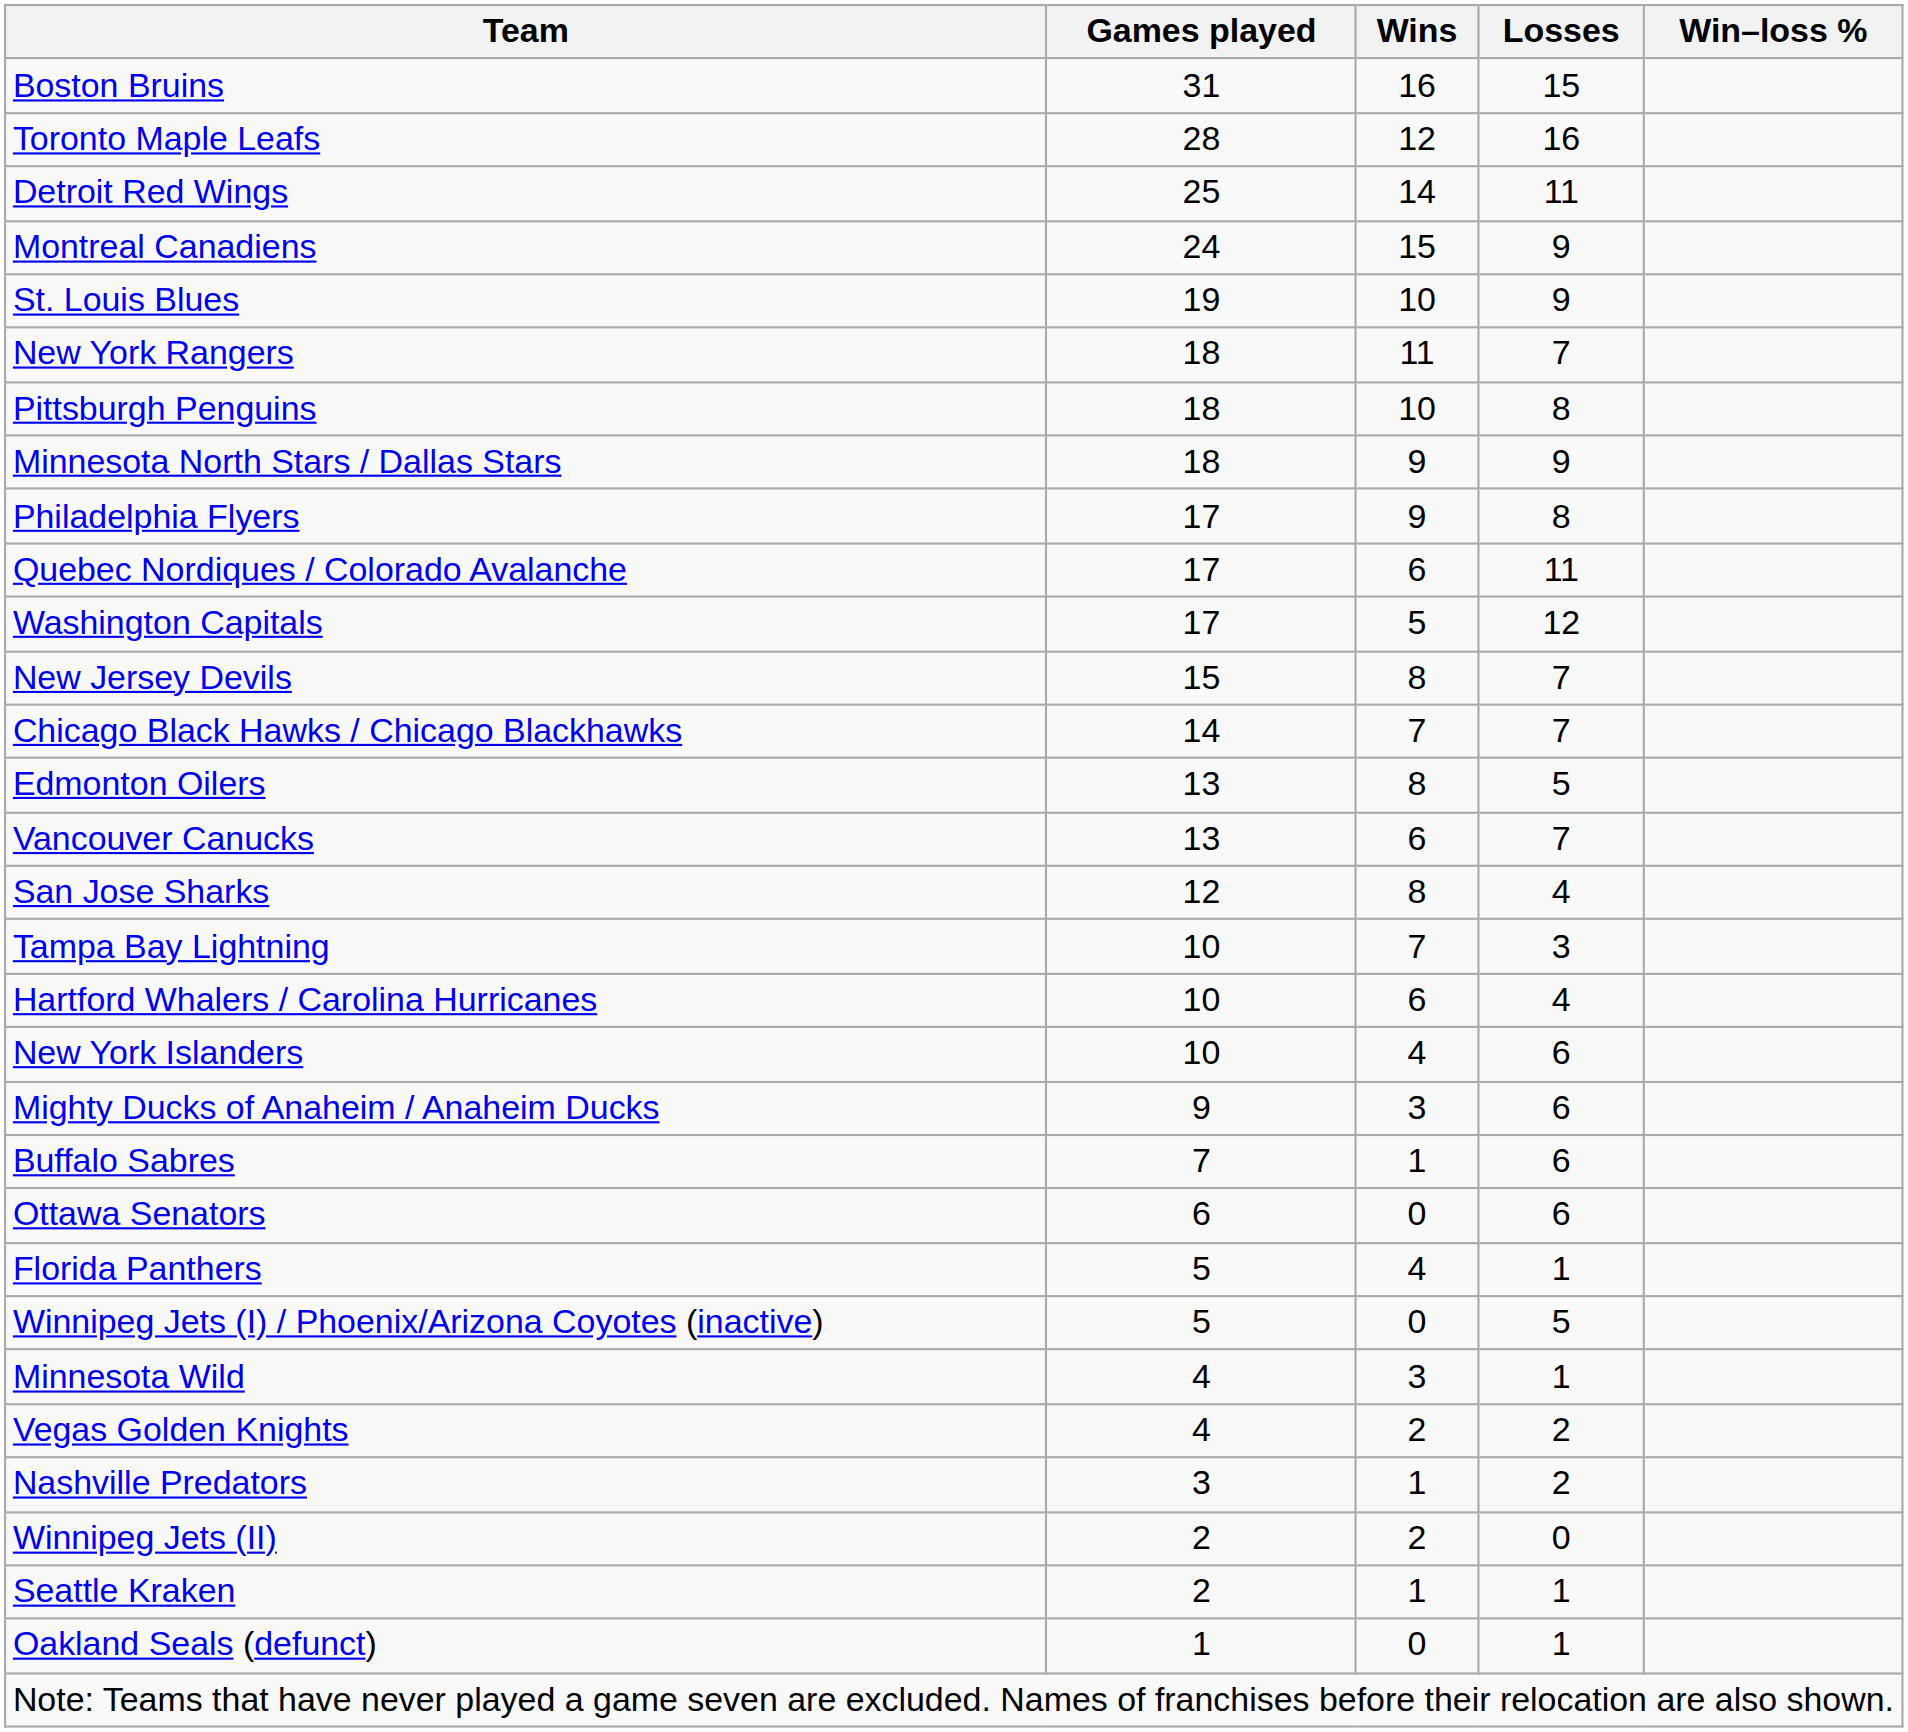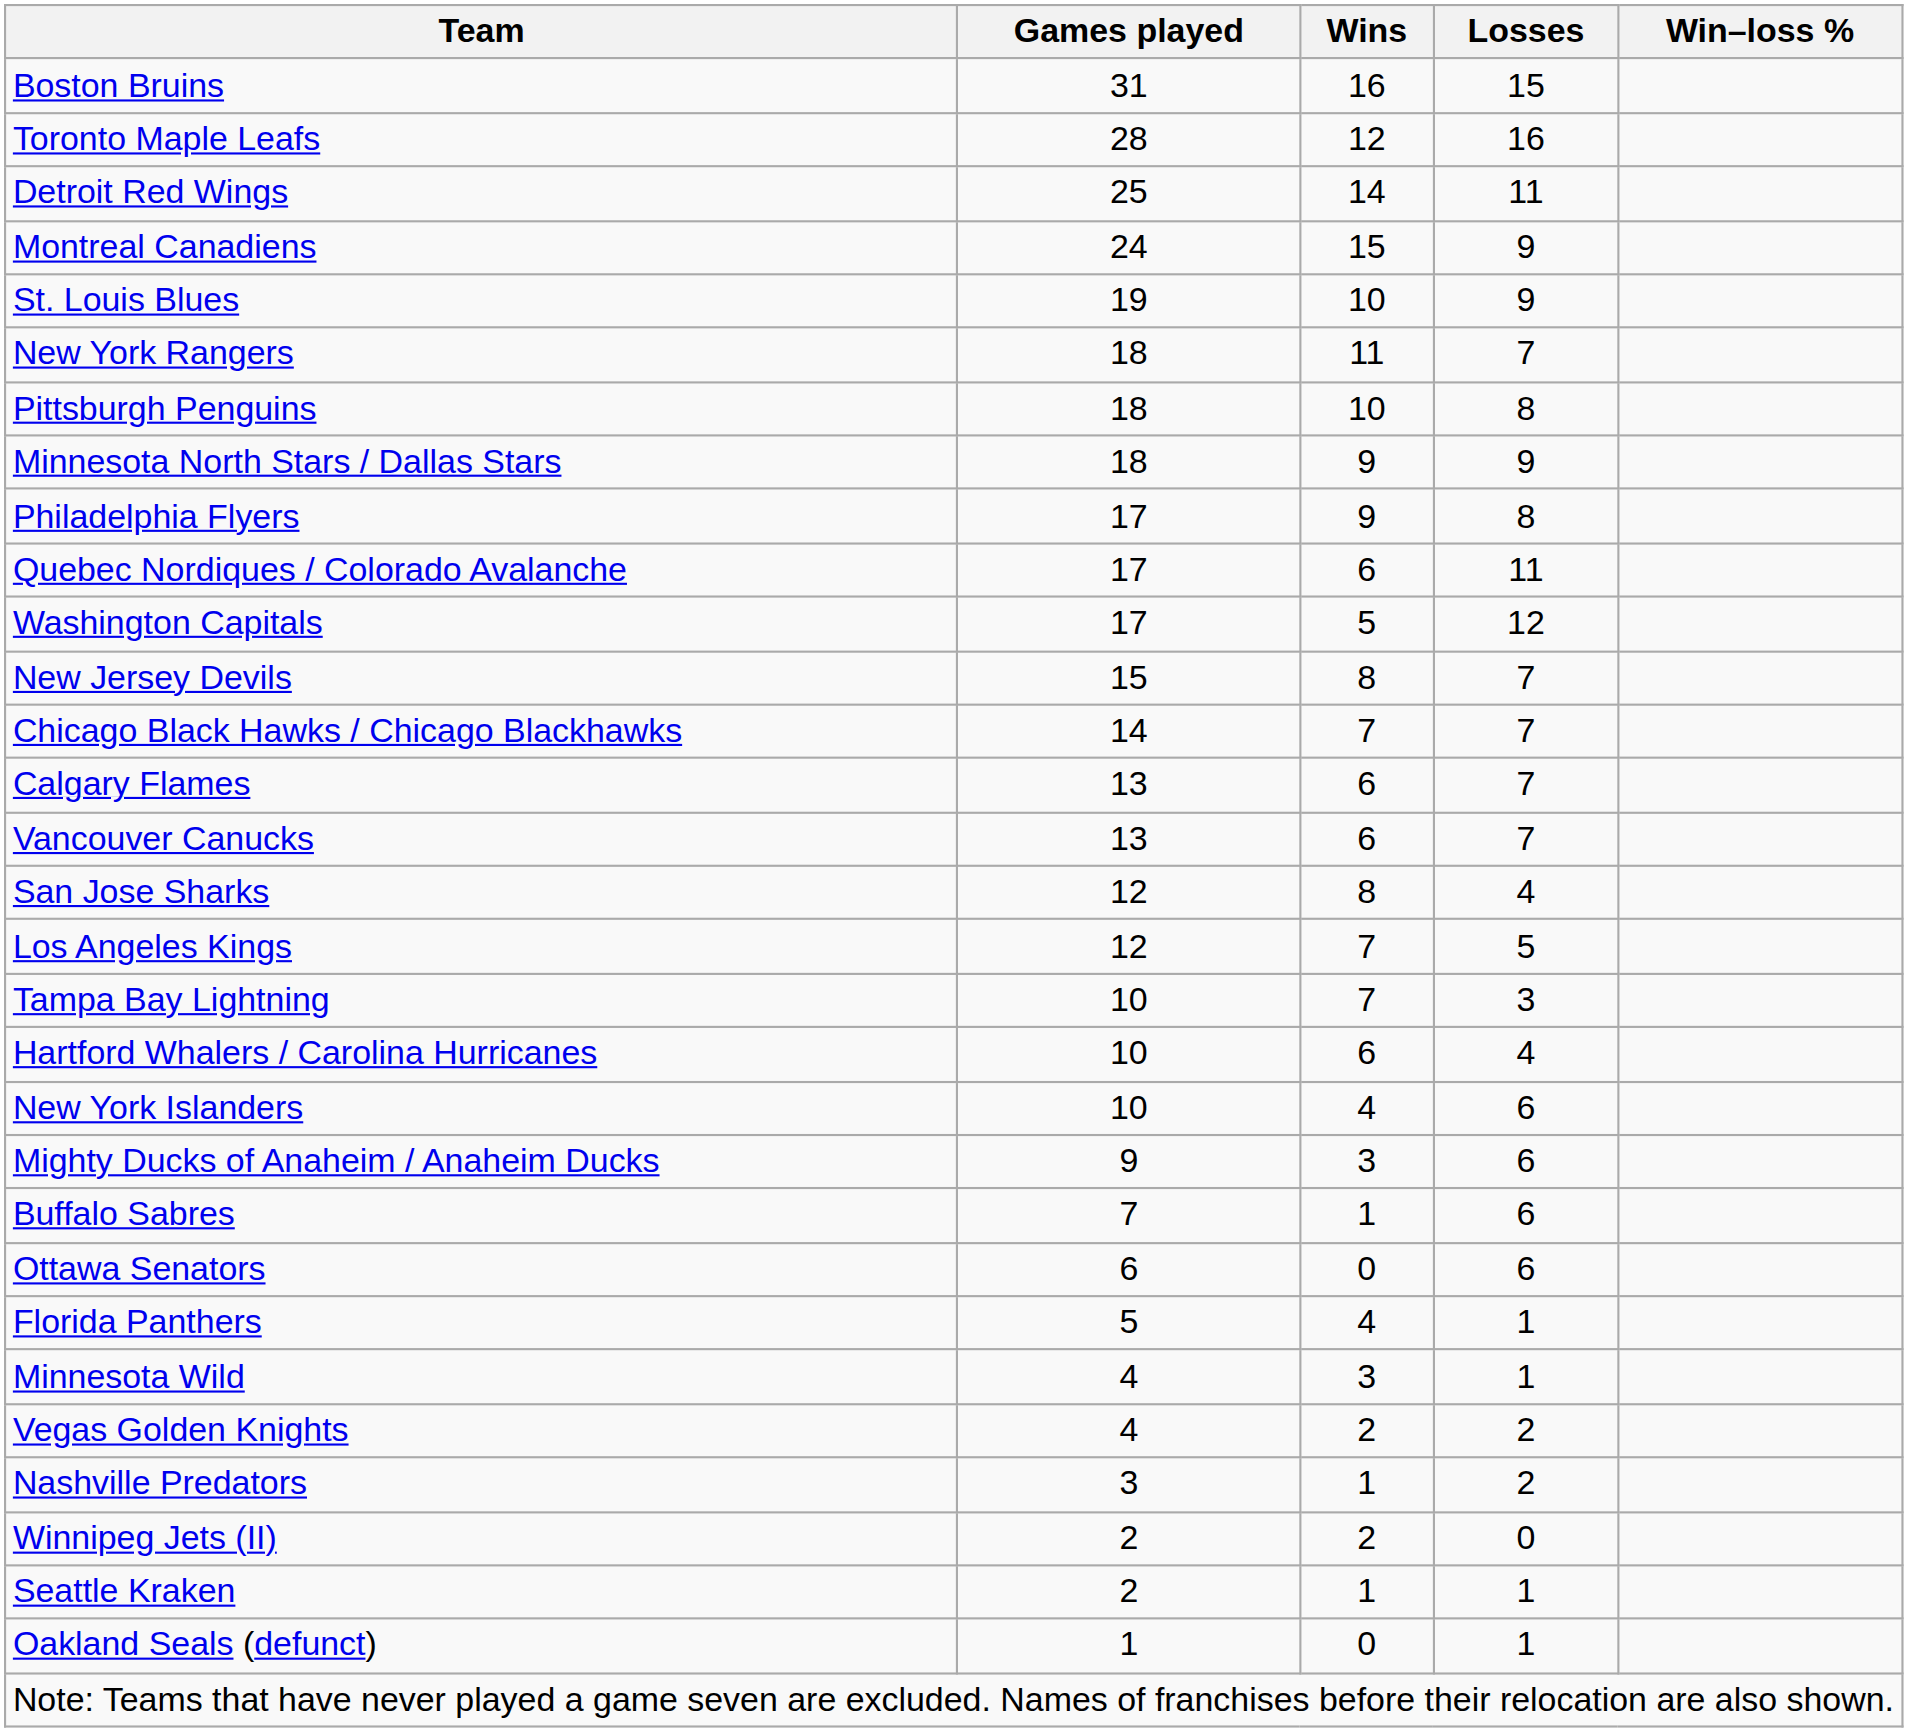- row: (139, 784)
+ row: (132, 784)
+ row: (152, 945)
- row: (418, 1322)
